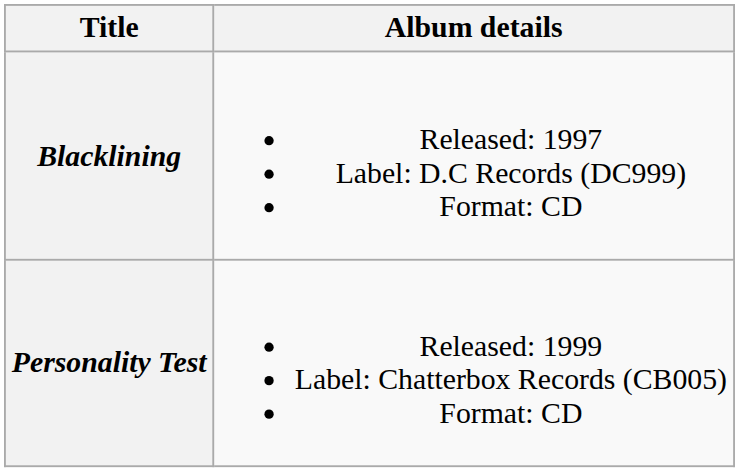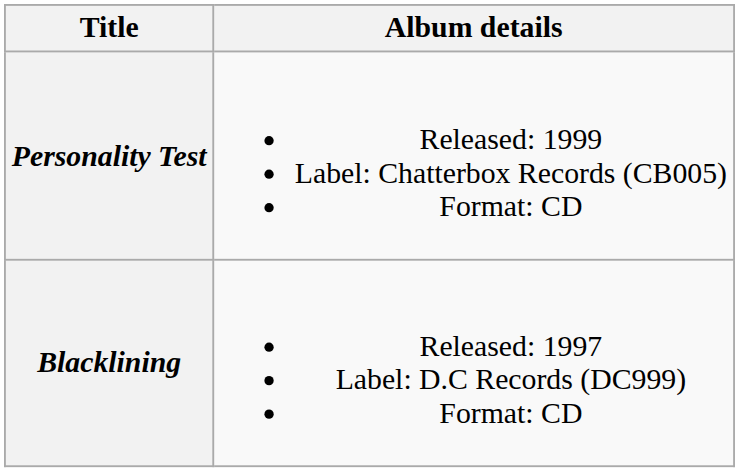rows swapped: (109, 155) <-> (109, 362)
